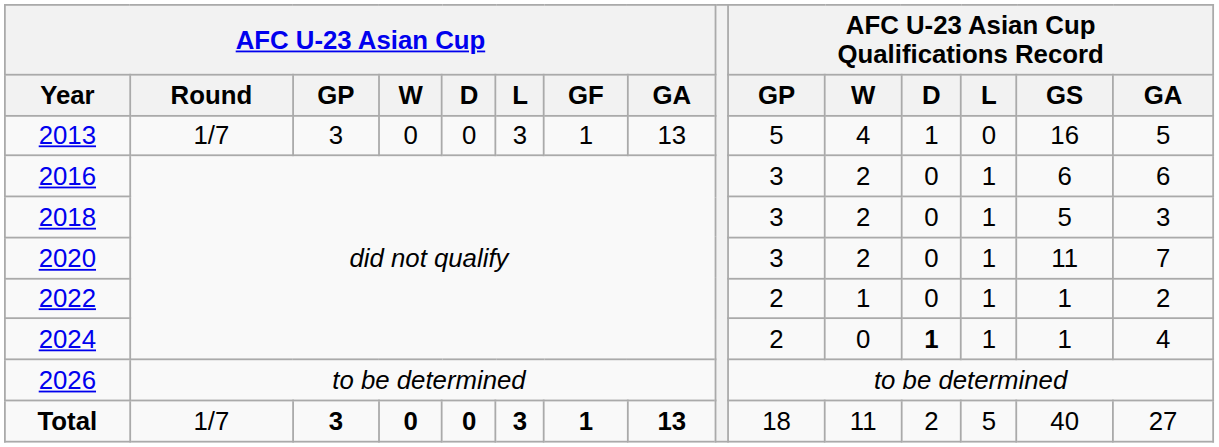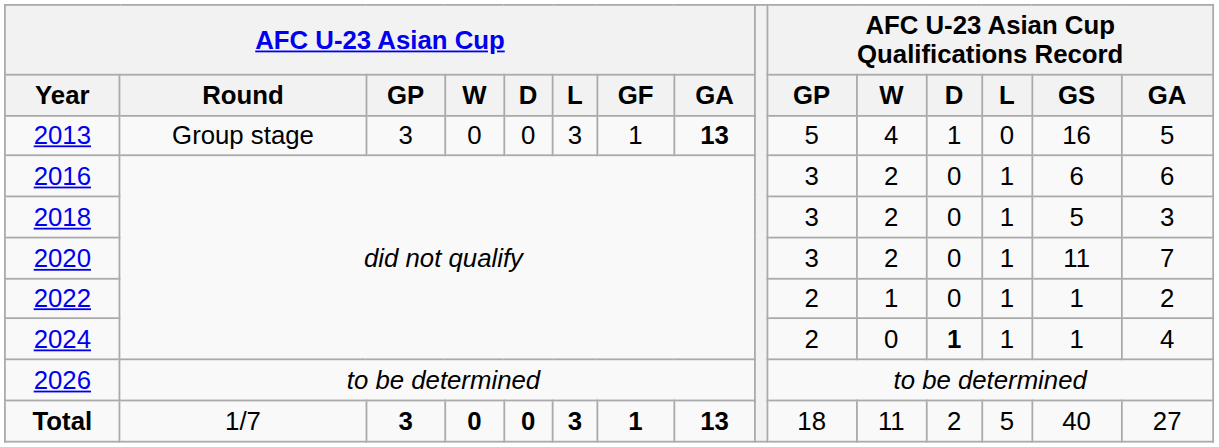(211, 136) 1/7 -> (243, 136) Group stage
(672, 136) normal -> (714, 136) bold
